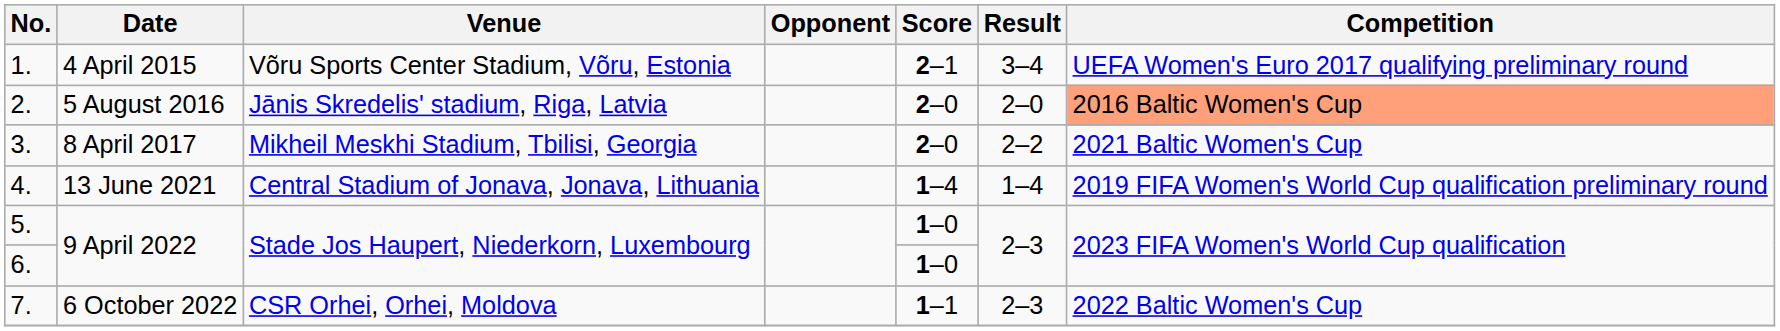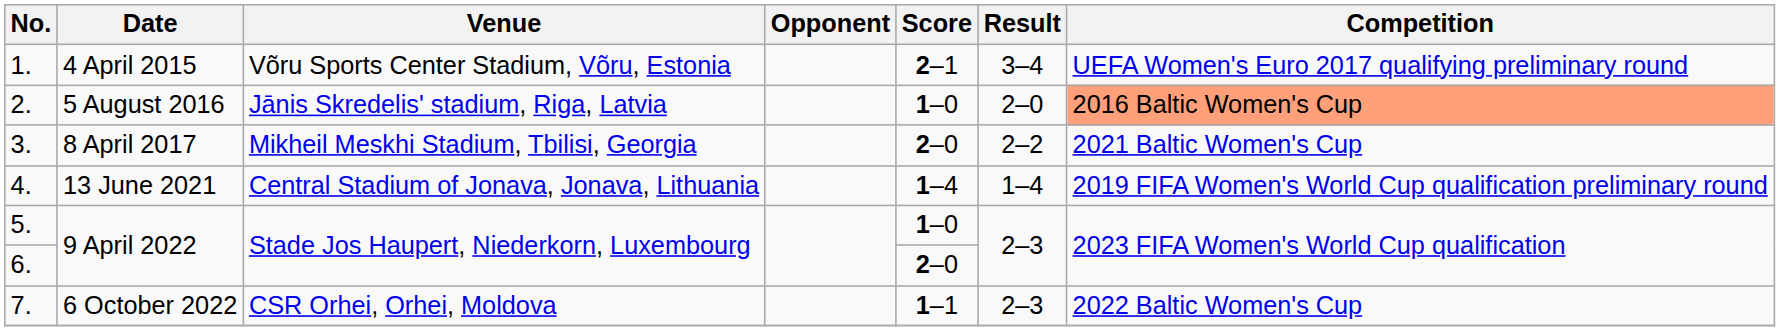(937, 104) 2–0 -> (937, 104) 1–0
(937, 265) 1–0 -> (937, 265) 2–0
